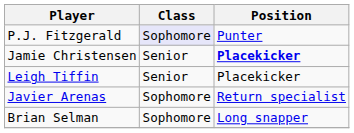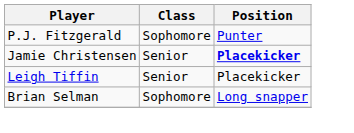(177, 35) lavender background -> (177, 35) no background
- row: (57, 97)
